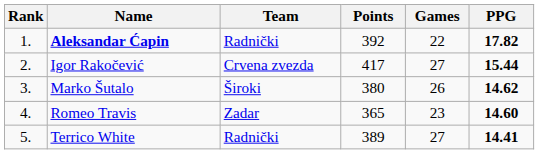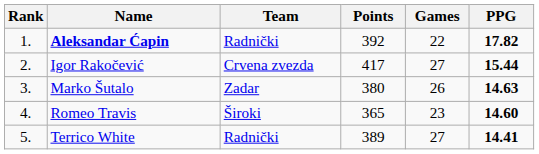(242, 88) Široki -> (241, 88) Zadar
(501, 88) 14.62 -> (501, 88) 14.63
(241, 112) Zadar -> (242, 112) Široki
